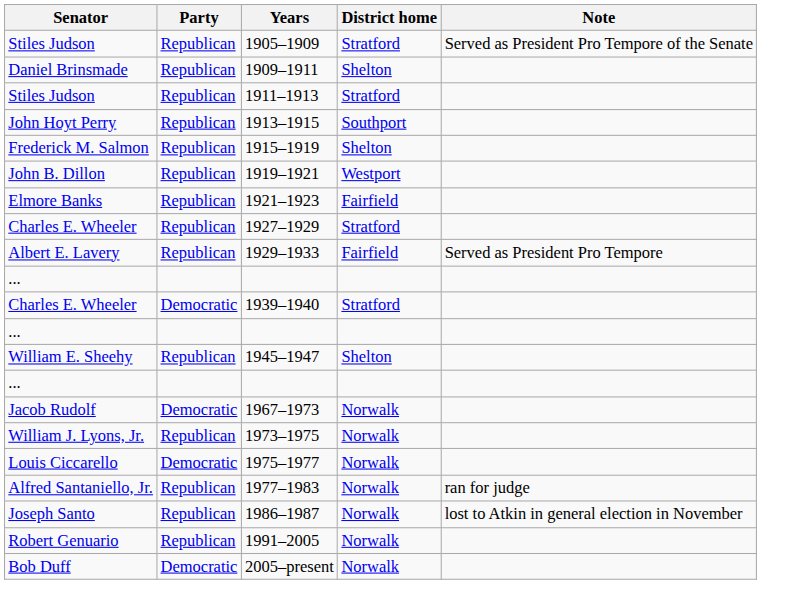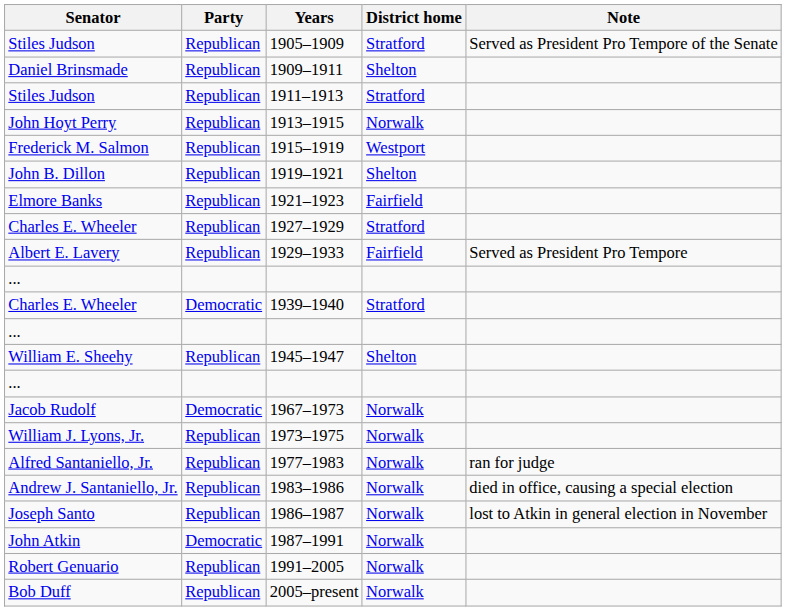(374, 122) Southport -> (395, 122) Norwalk
(367, 148) Shelton -> (396, 148) Westport
(371, 174) Westport -> (391, 174) Shelton
- row: (63, 461)
+ row: (93, 488)
+ row: (44, 540)
(199, 566) Democratic -> (223, 592) Republican
